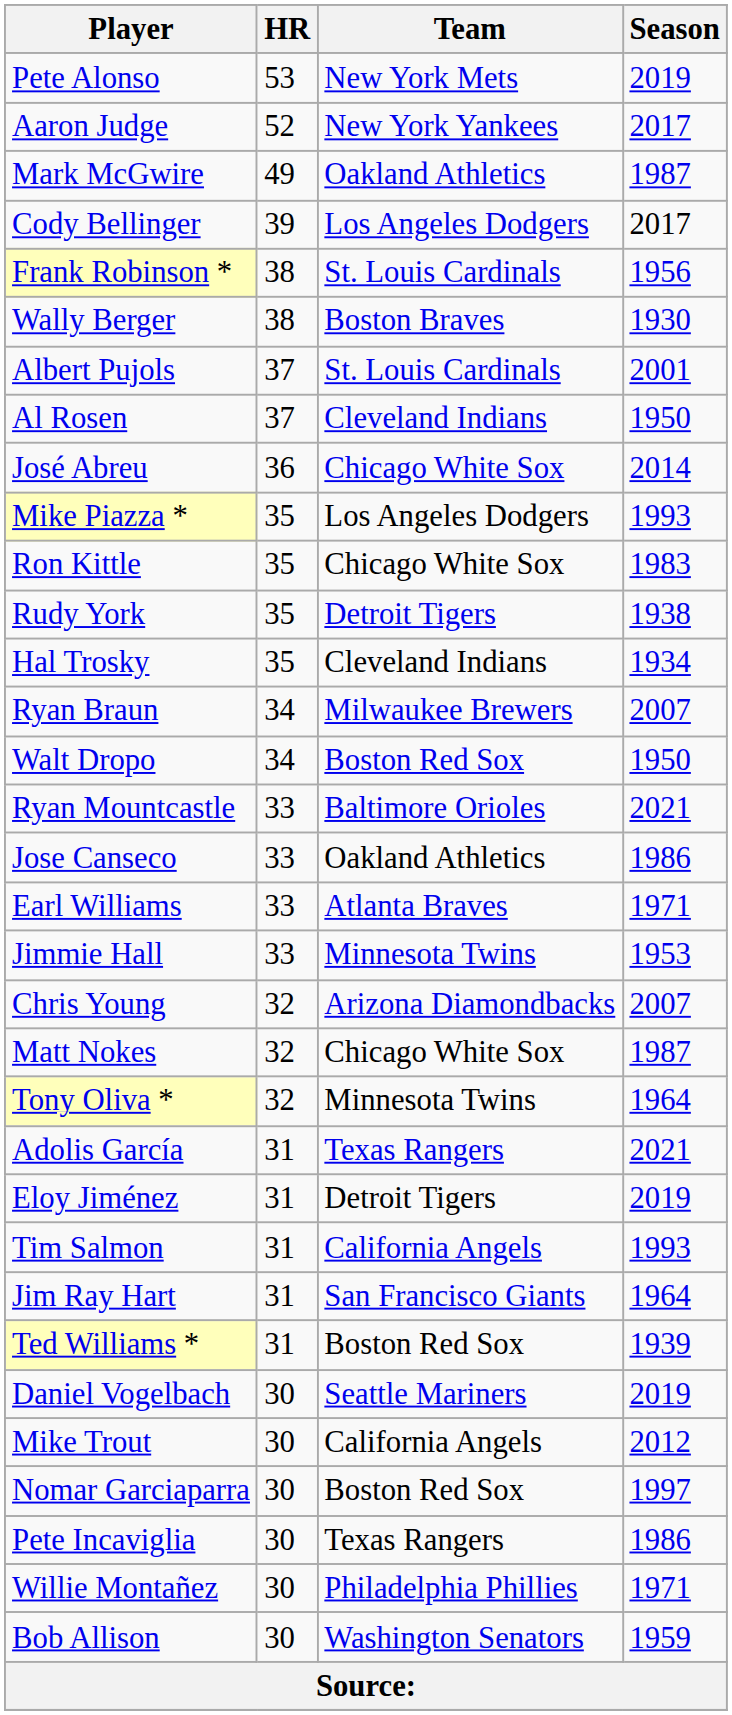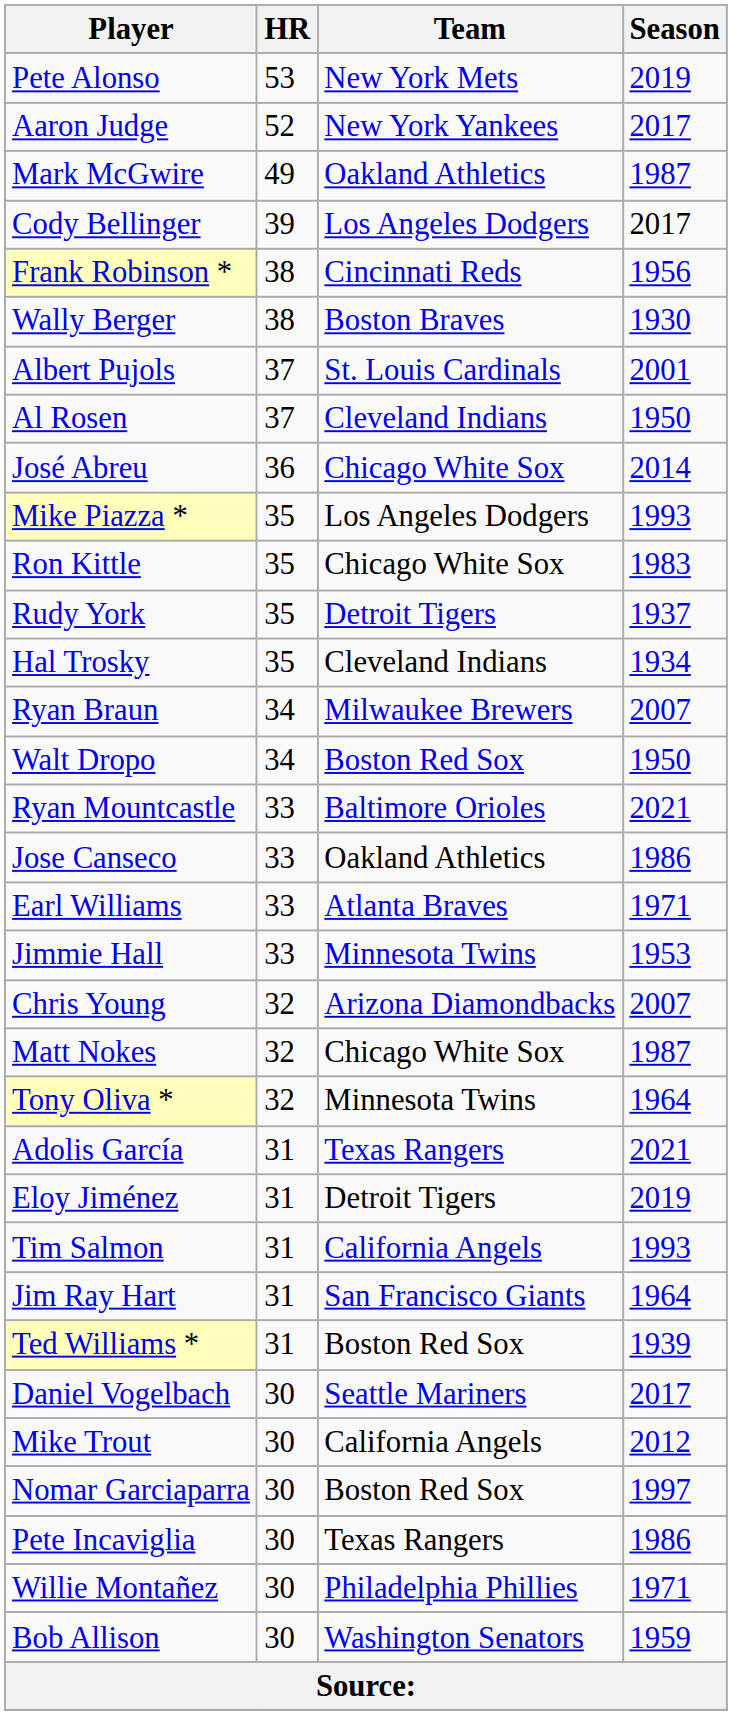(443, 272) St. Louis Cardinals -> (423, 272) Cincinnati Reds
(660, 613) 1938 -> (660, 613) 1937
(660, 1393) 2019 -> (660, 1393) 2017
